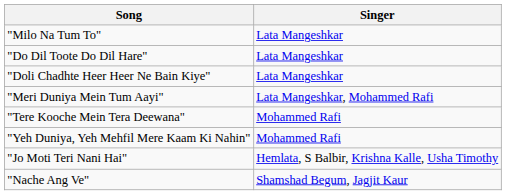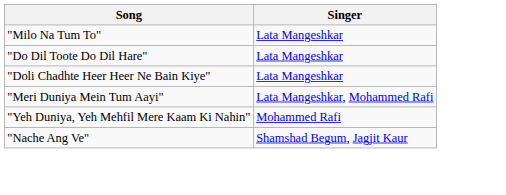- row: (96, 117)
- row: (67, 158)
